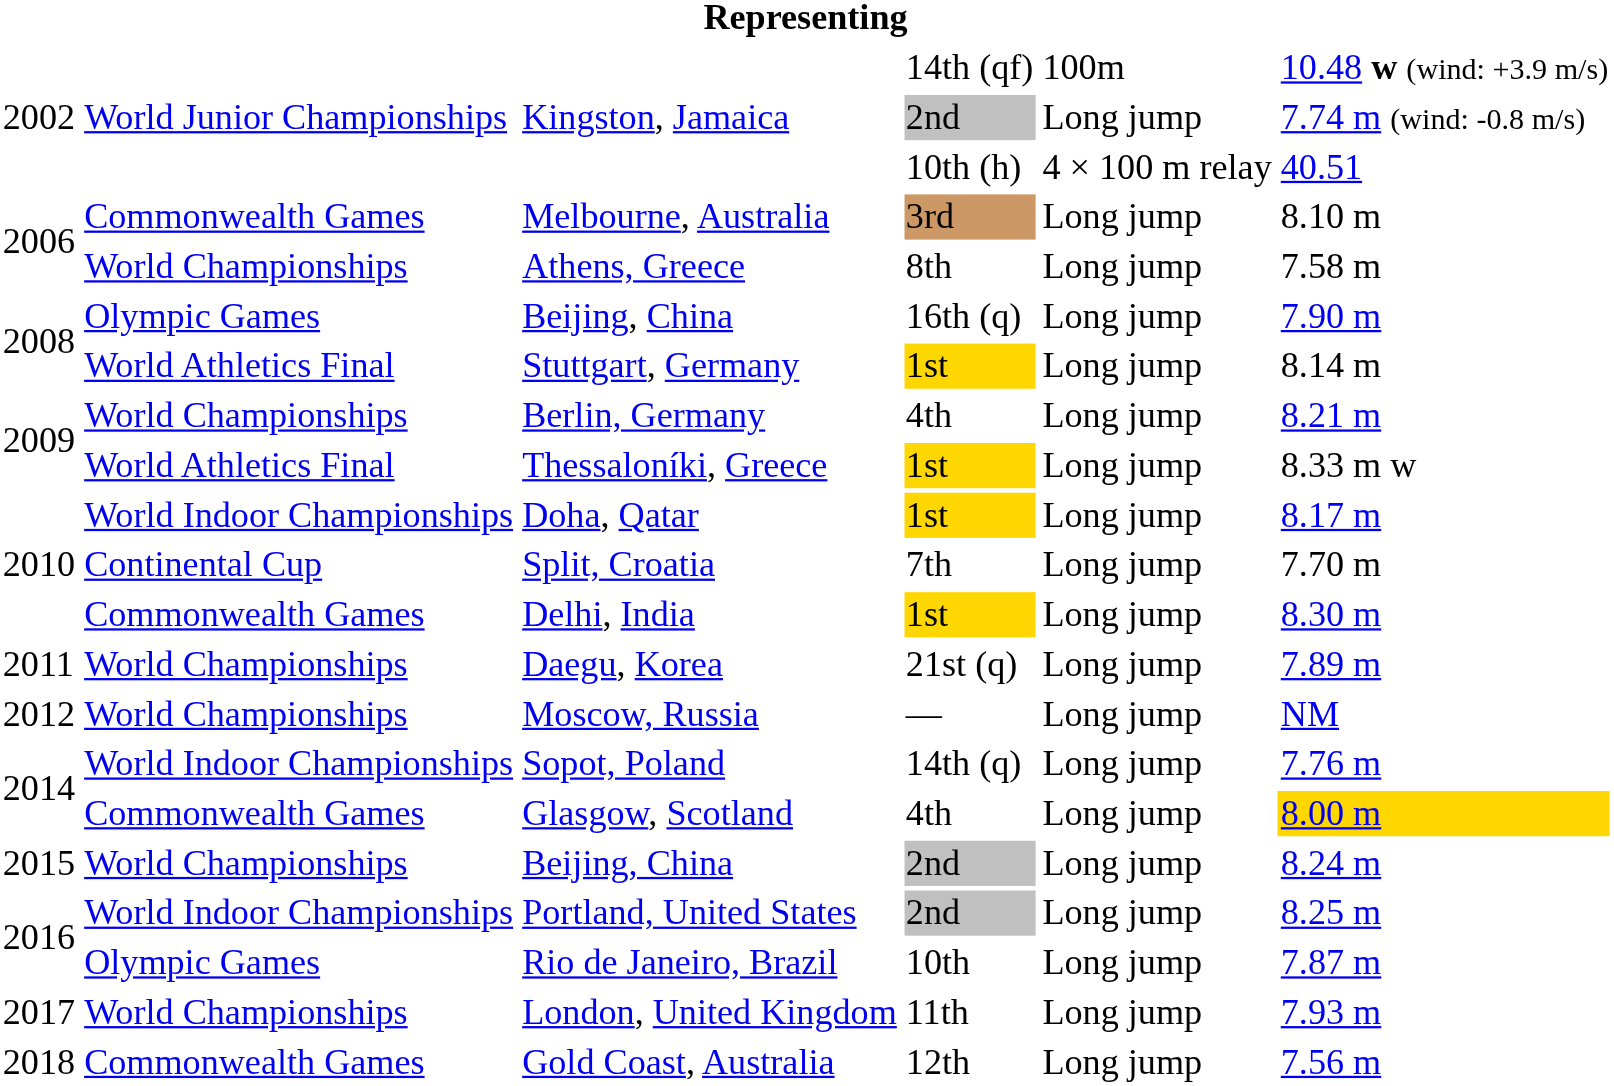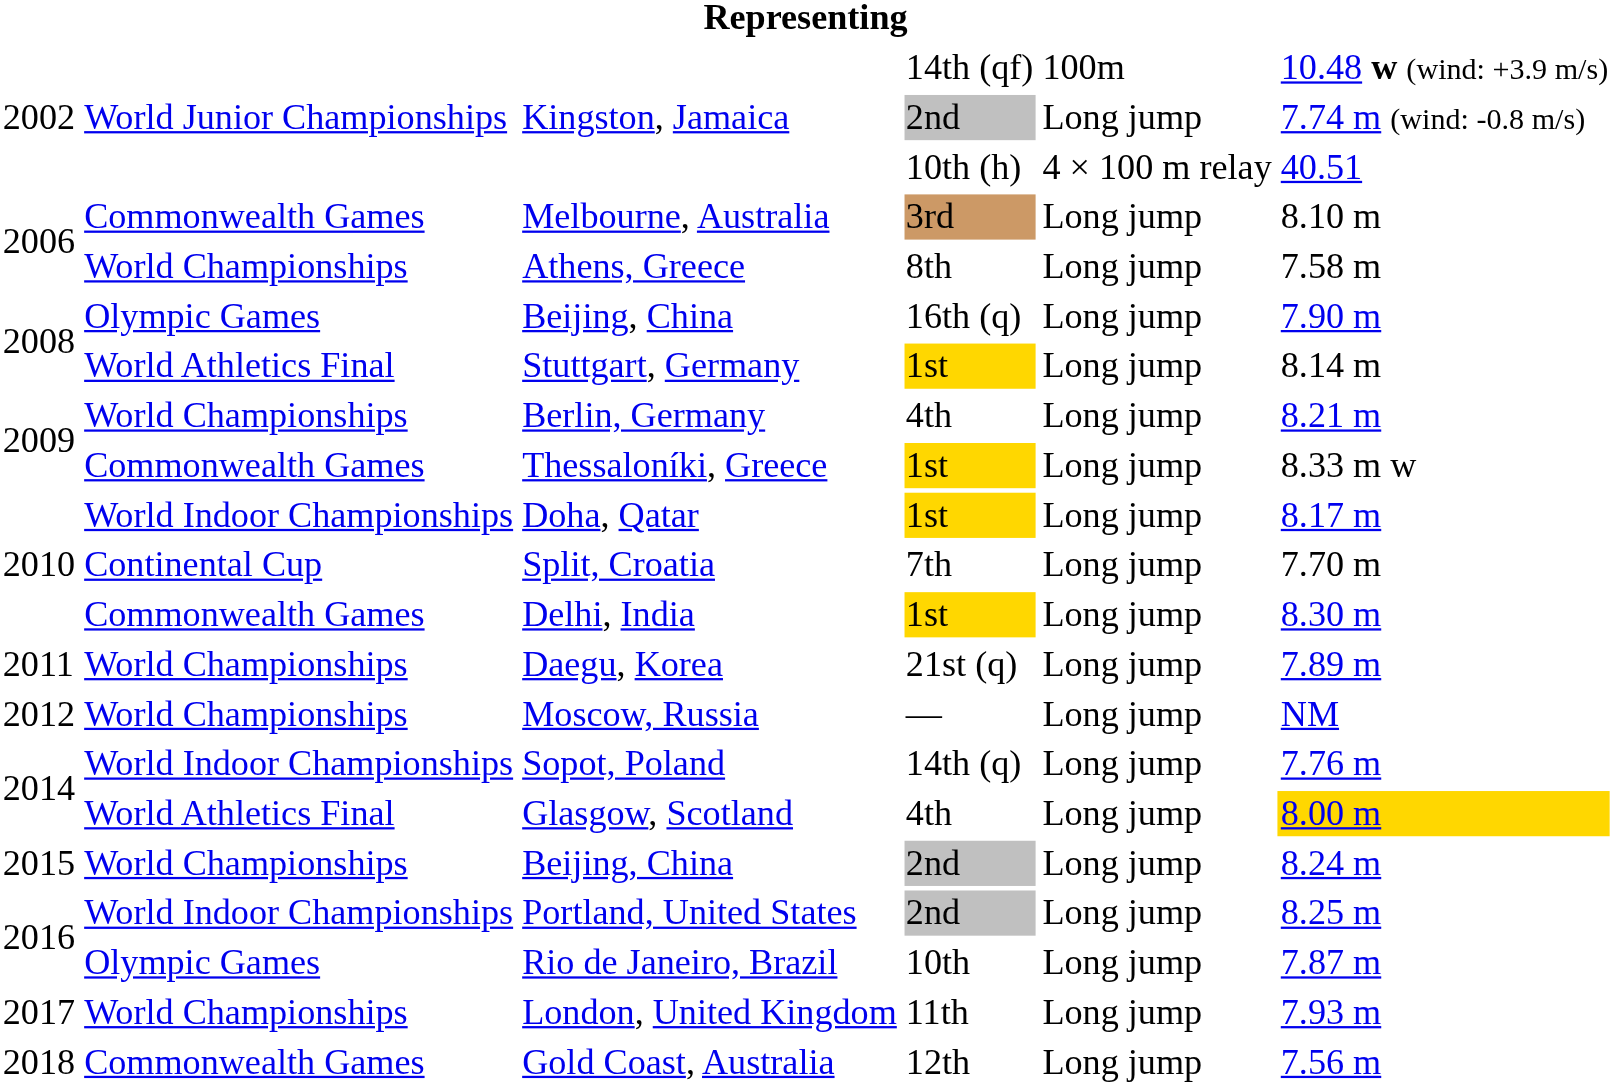(239, 464) World Athletics Final -> (254, 464) Commonwealth Games
(254, 813) Commonwealth Games -> (239, 813) World Athletics Final
